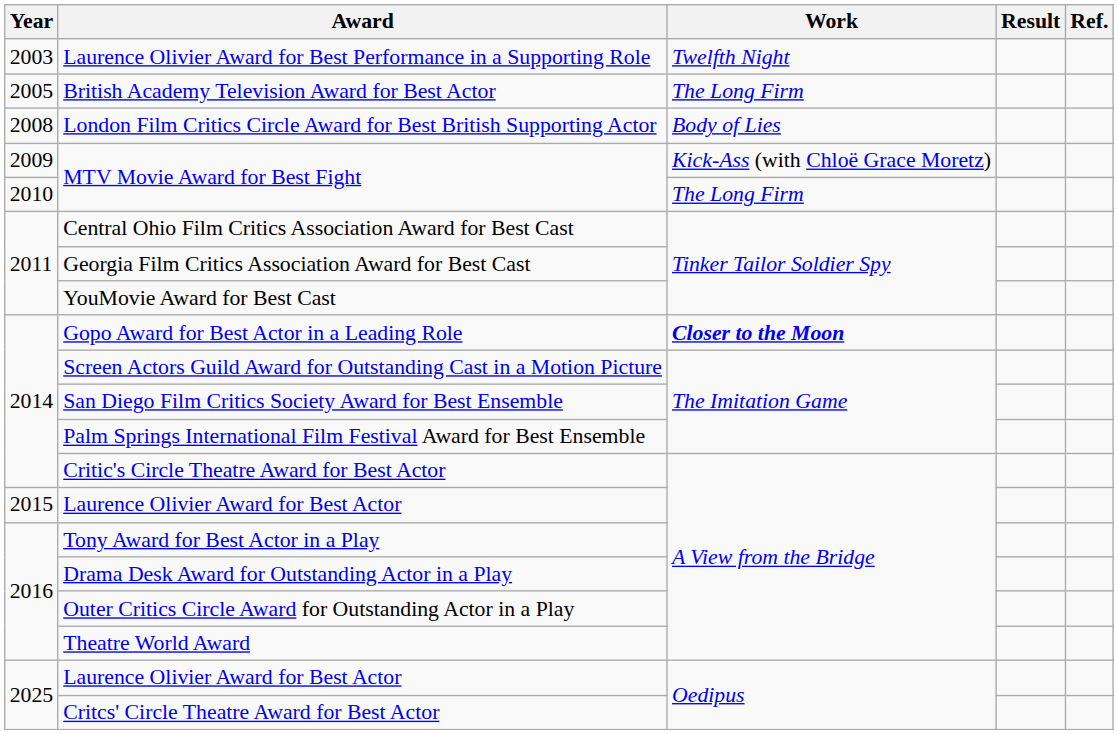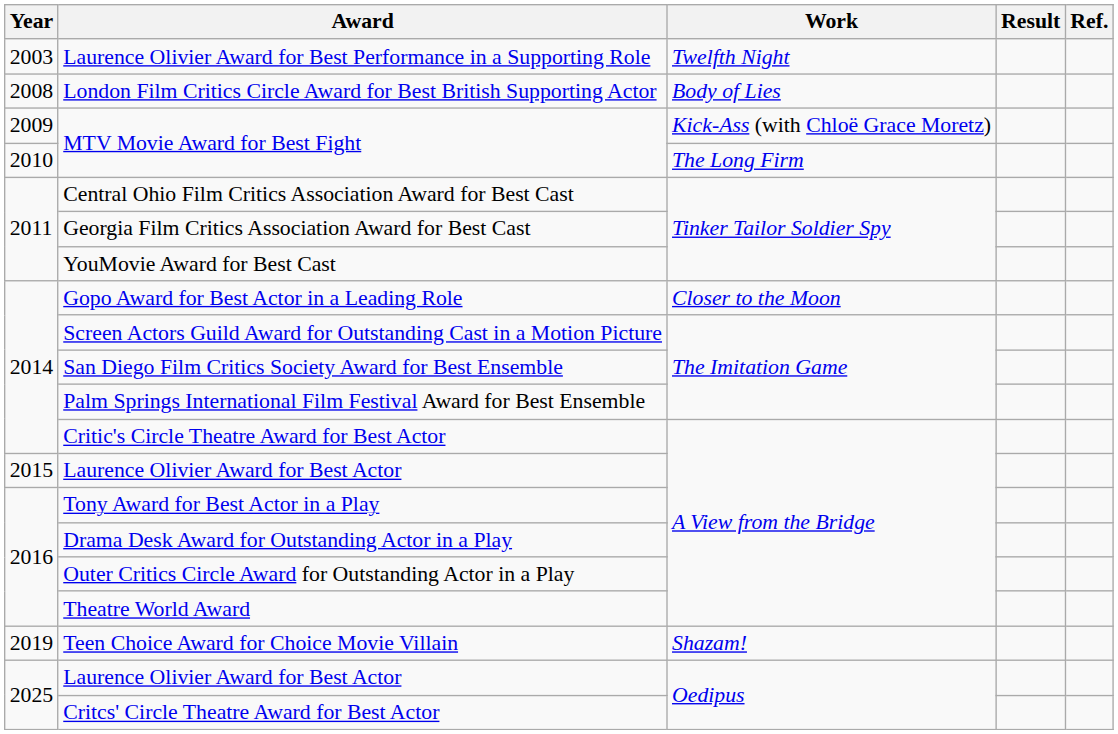- row: (31, 90)
(758, 332) bold -> (756, 297) normal
+ row: (31, 642)
